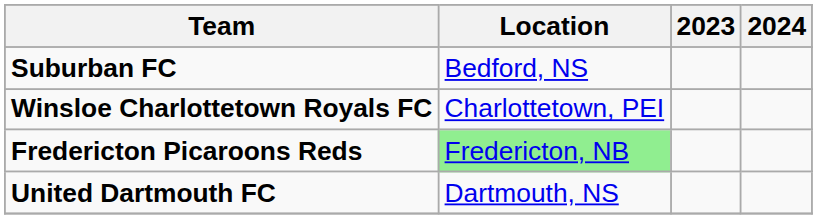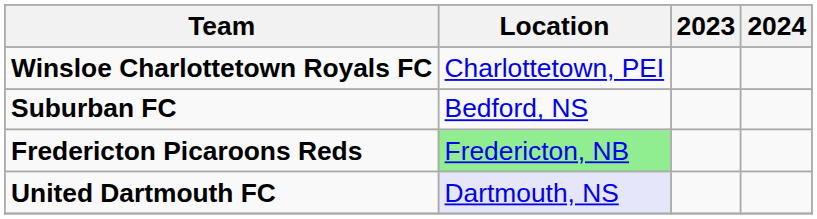rows swapped: (94, 68) <-> (222, 109)
(532, 193) no background -> (532, 193) lavender background
